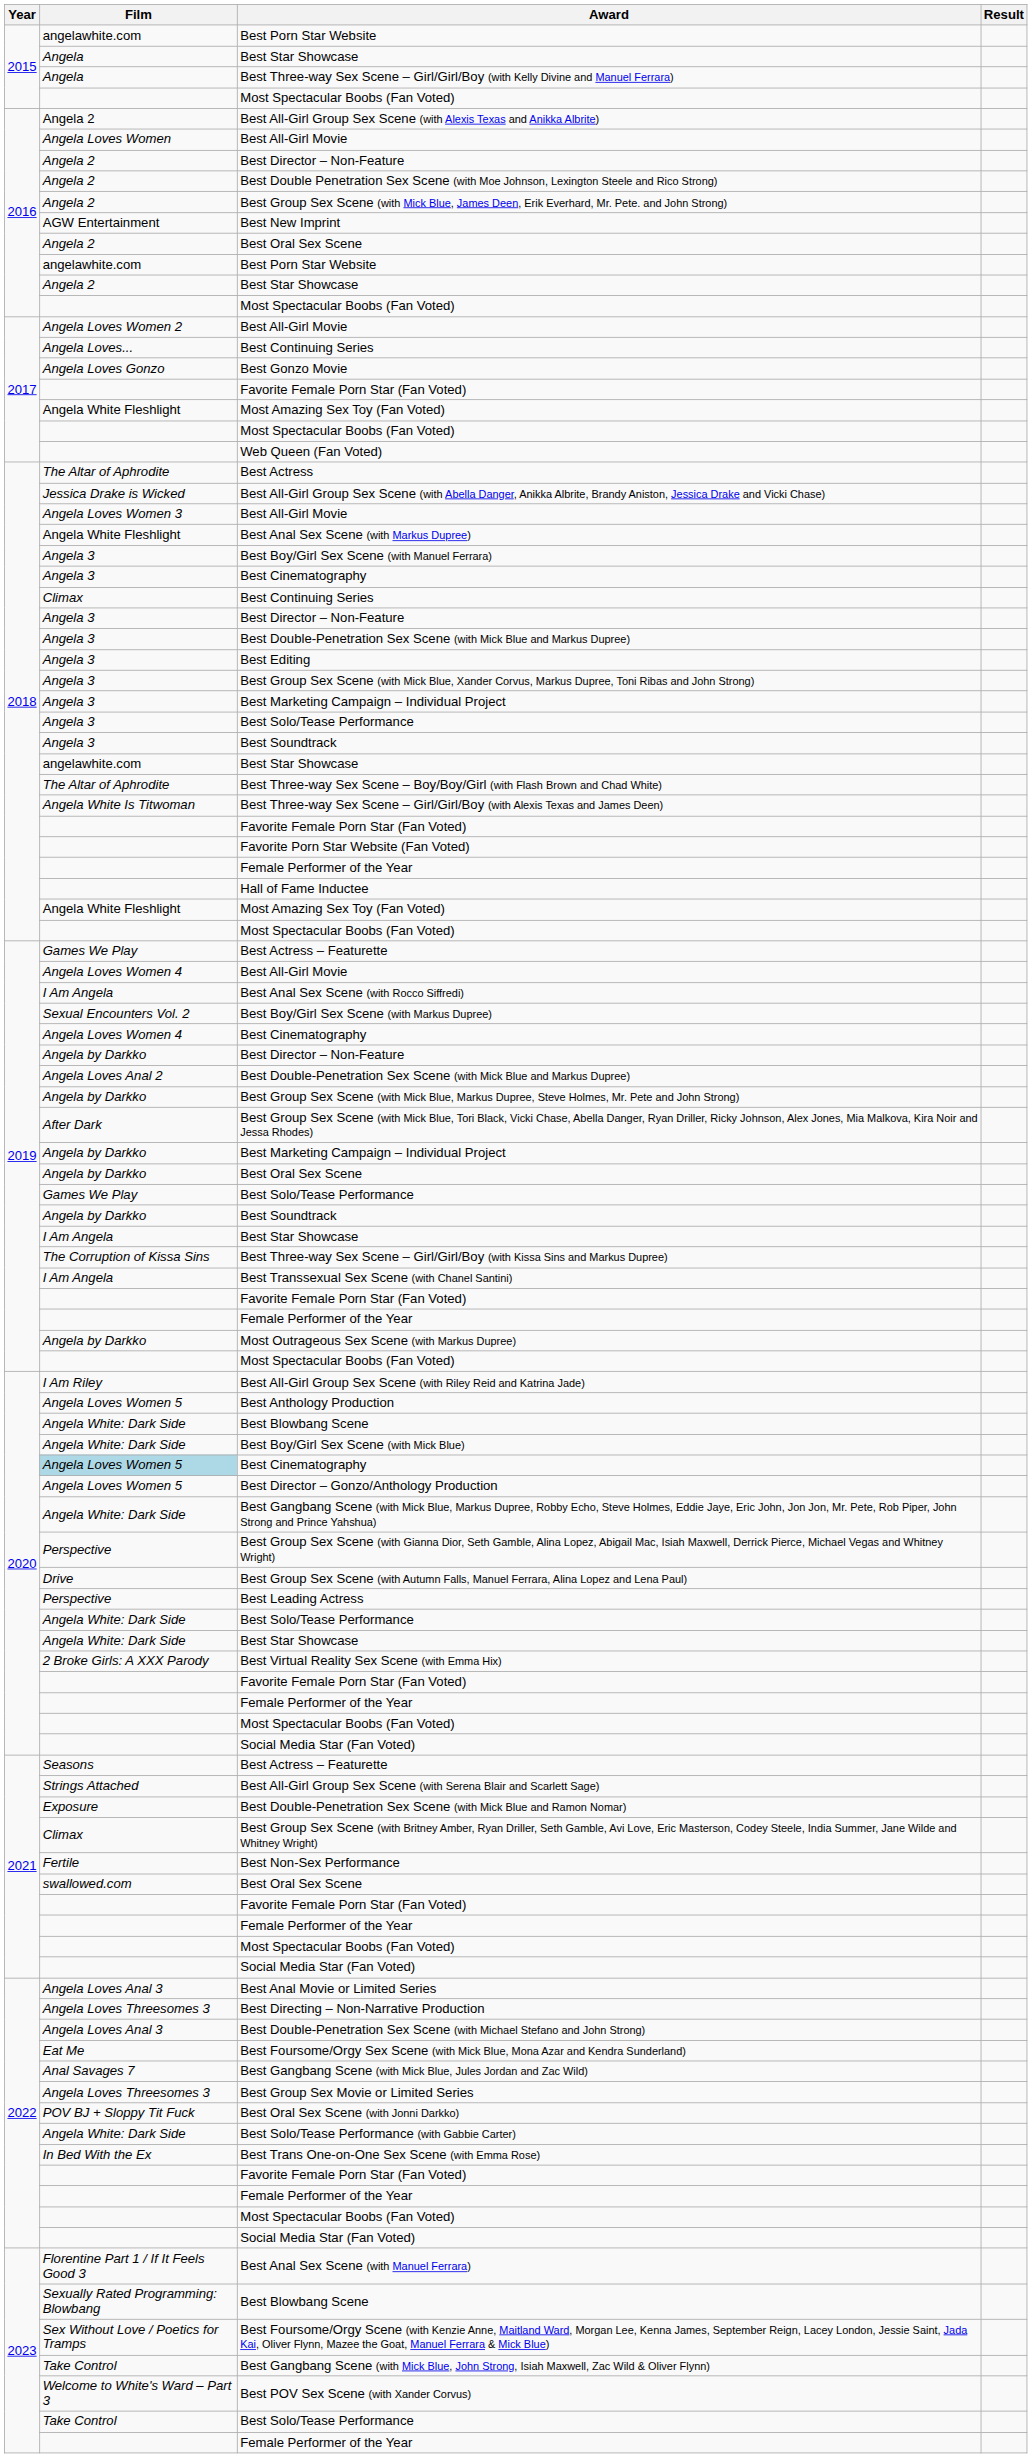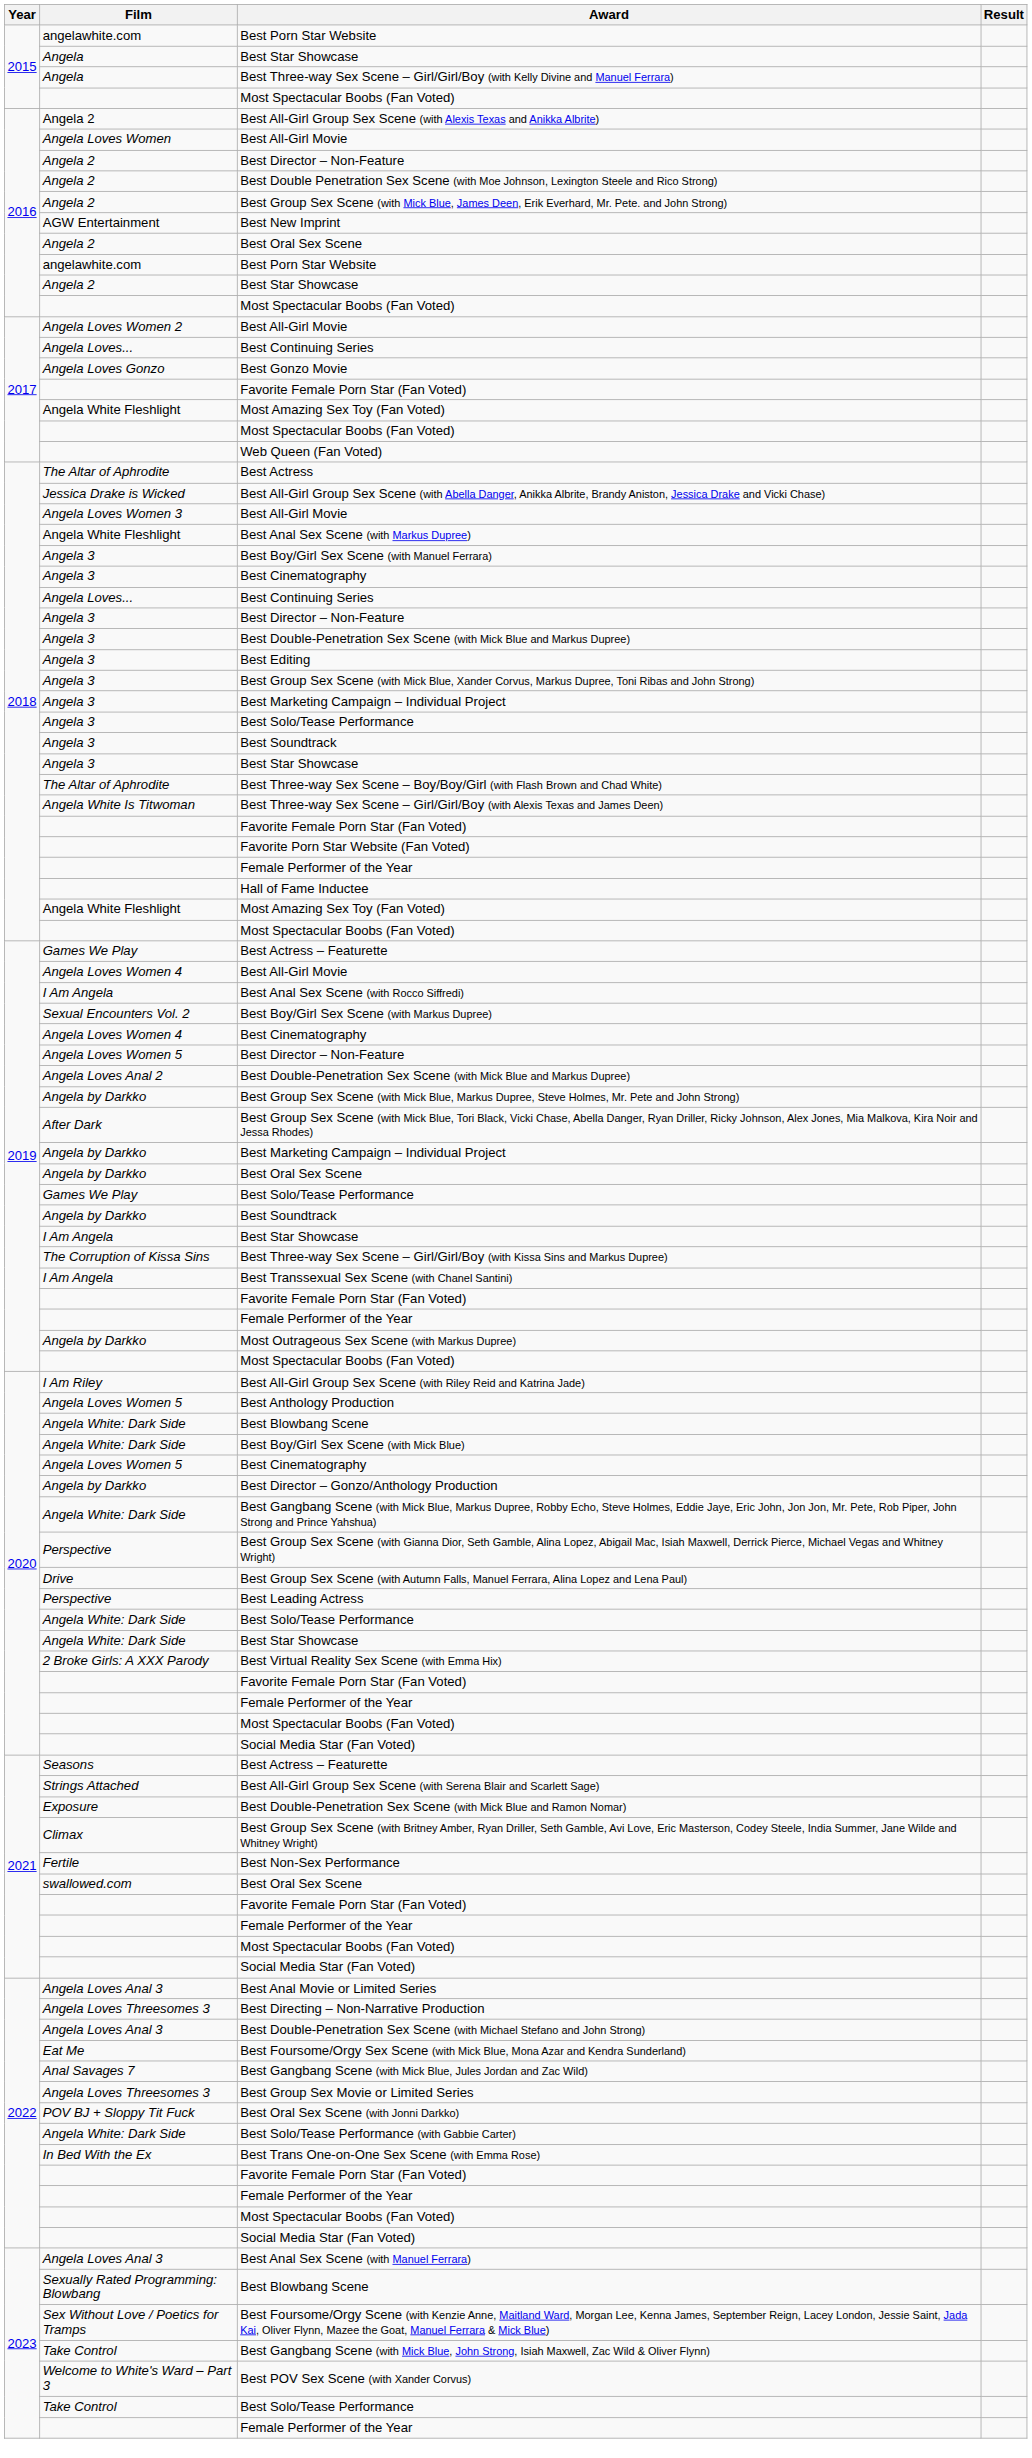(63, 597) Climax -> (88, 597) Angela Loves...
(92, 763) angelawhite.com -> (69, 763) Angela 3
(94, 1055) Angela by Darkko -> (112, 1055) Angela Loves Women 5
(112, 1465) lightblue background -> (112, 1465) no background
(112, 1486) Angela Loves Women 5 -> (94, 1486) Angela by Darkko
(124, 2266) Florentine Part 1 / If It Feels Good 3 -> (103, 2258) Angela Loves Anal 3
